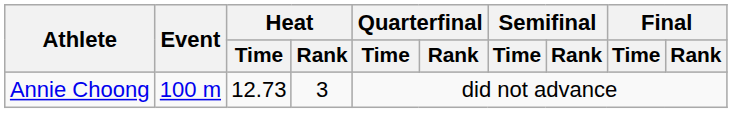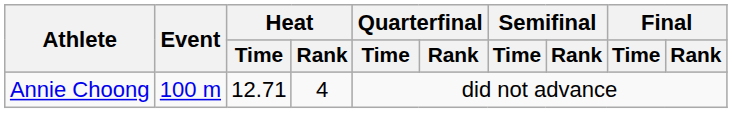(259, 90) 12.73 -> (259, 90) 12.71
(322, 90) 3 -> (322, 90) 4
